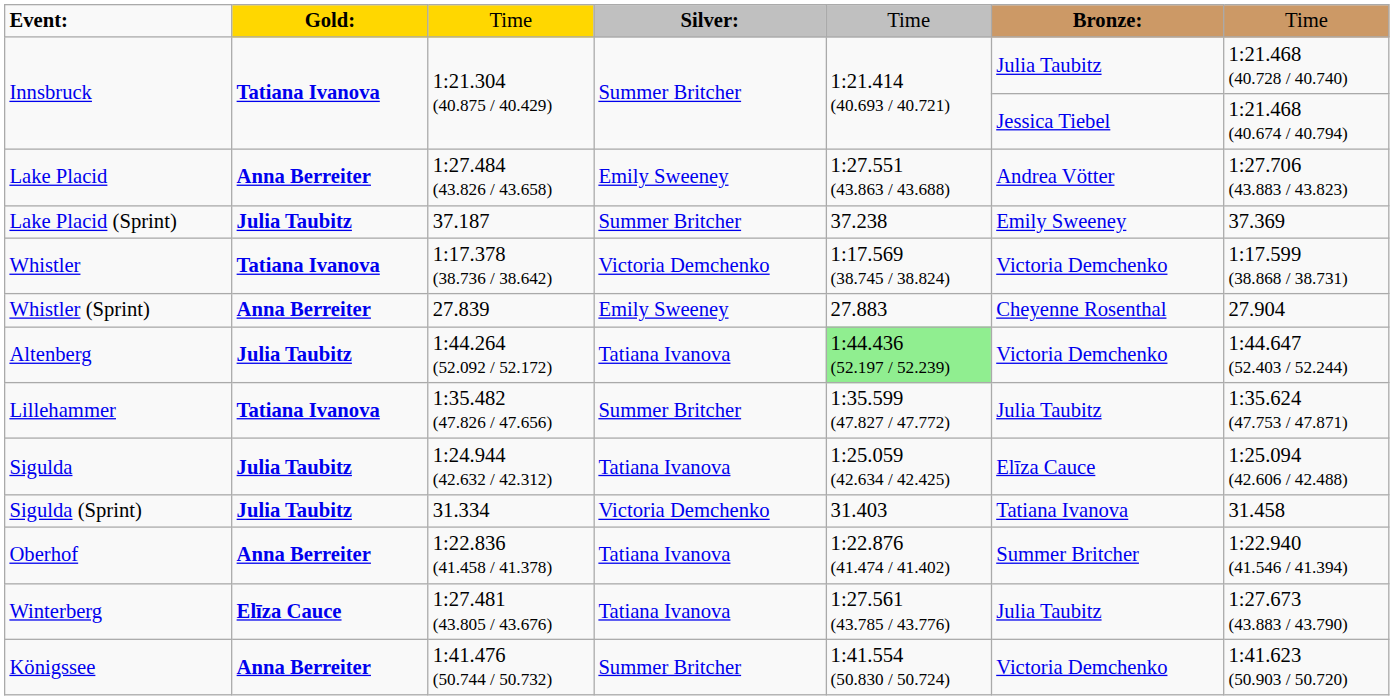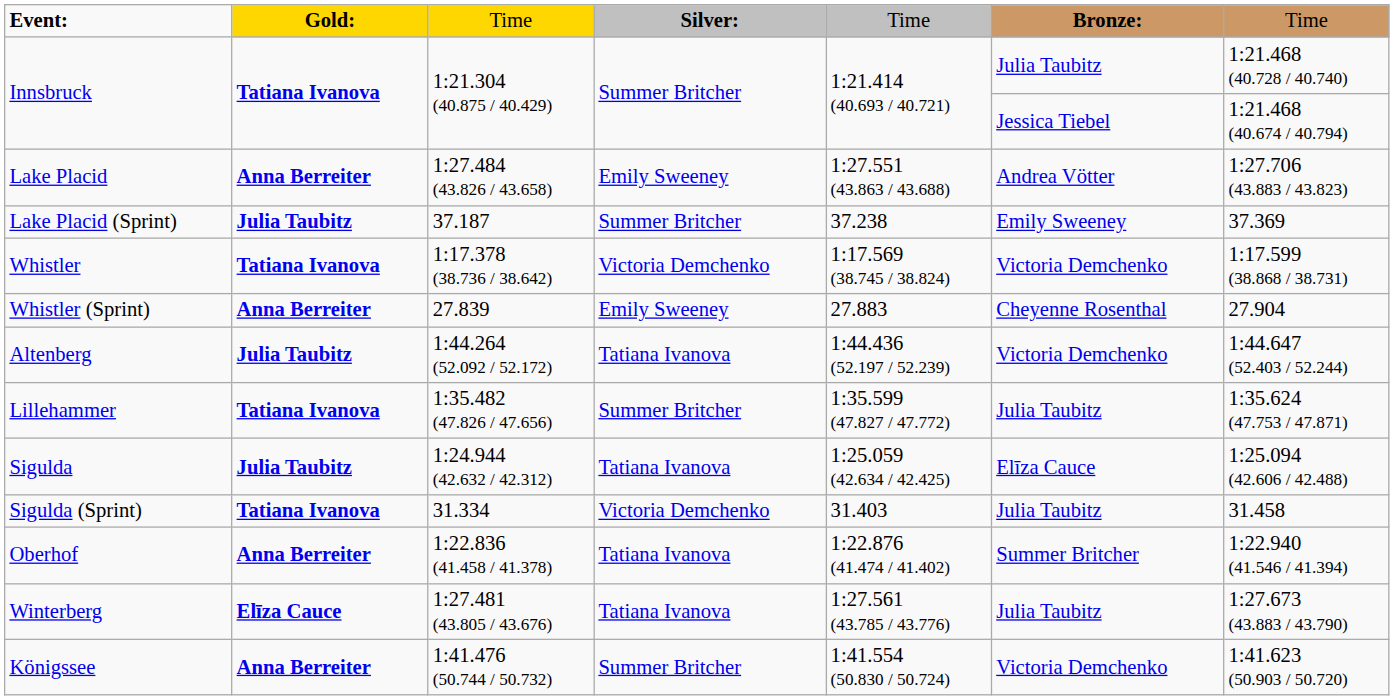(890, 354) lightgreen background -> (890, 354) no background
(294, 510) Julia Taubitz -> (308, 510) Tatiana Ivanova
(1062, 510) Tatiana Ivanova -> (1049, 510) Julia Taubitz
